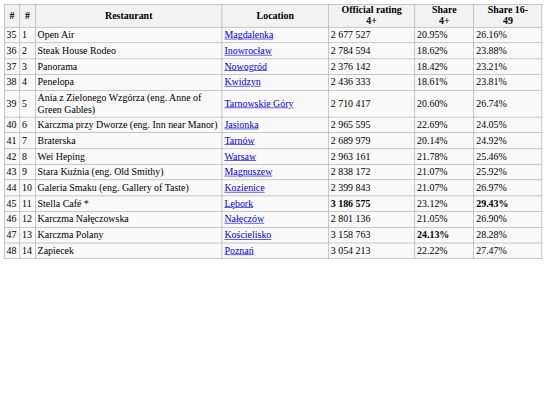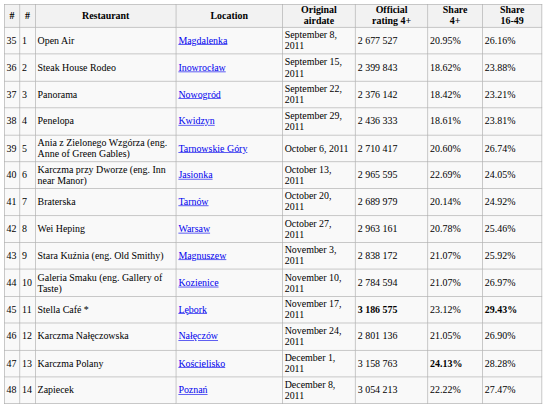+ column: (319, 15)
(351, 51) 2 784 594 -> (378, 67) 2 399 843
(432, 156) 21.78% -> (445, 229) 20.78%
(351, 188) 2 399 843 -> (378, 282) 2 784 594
